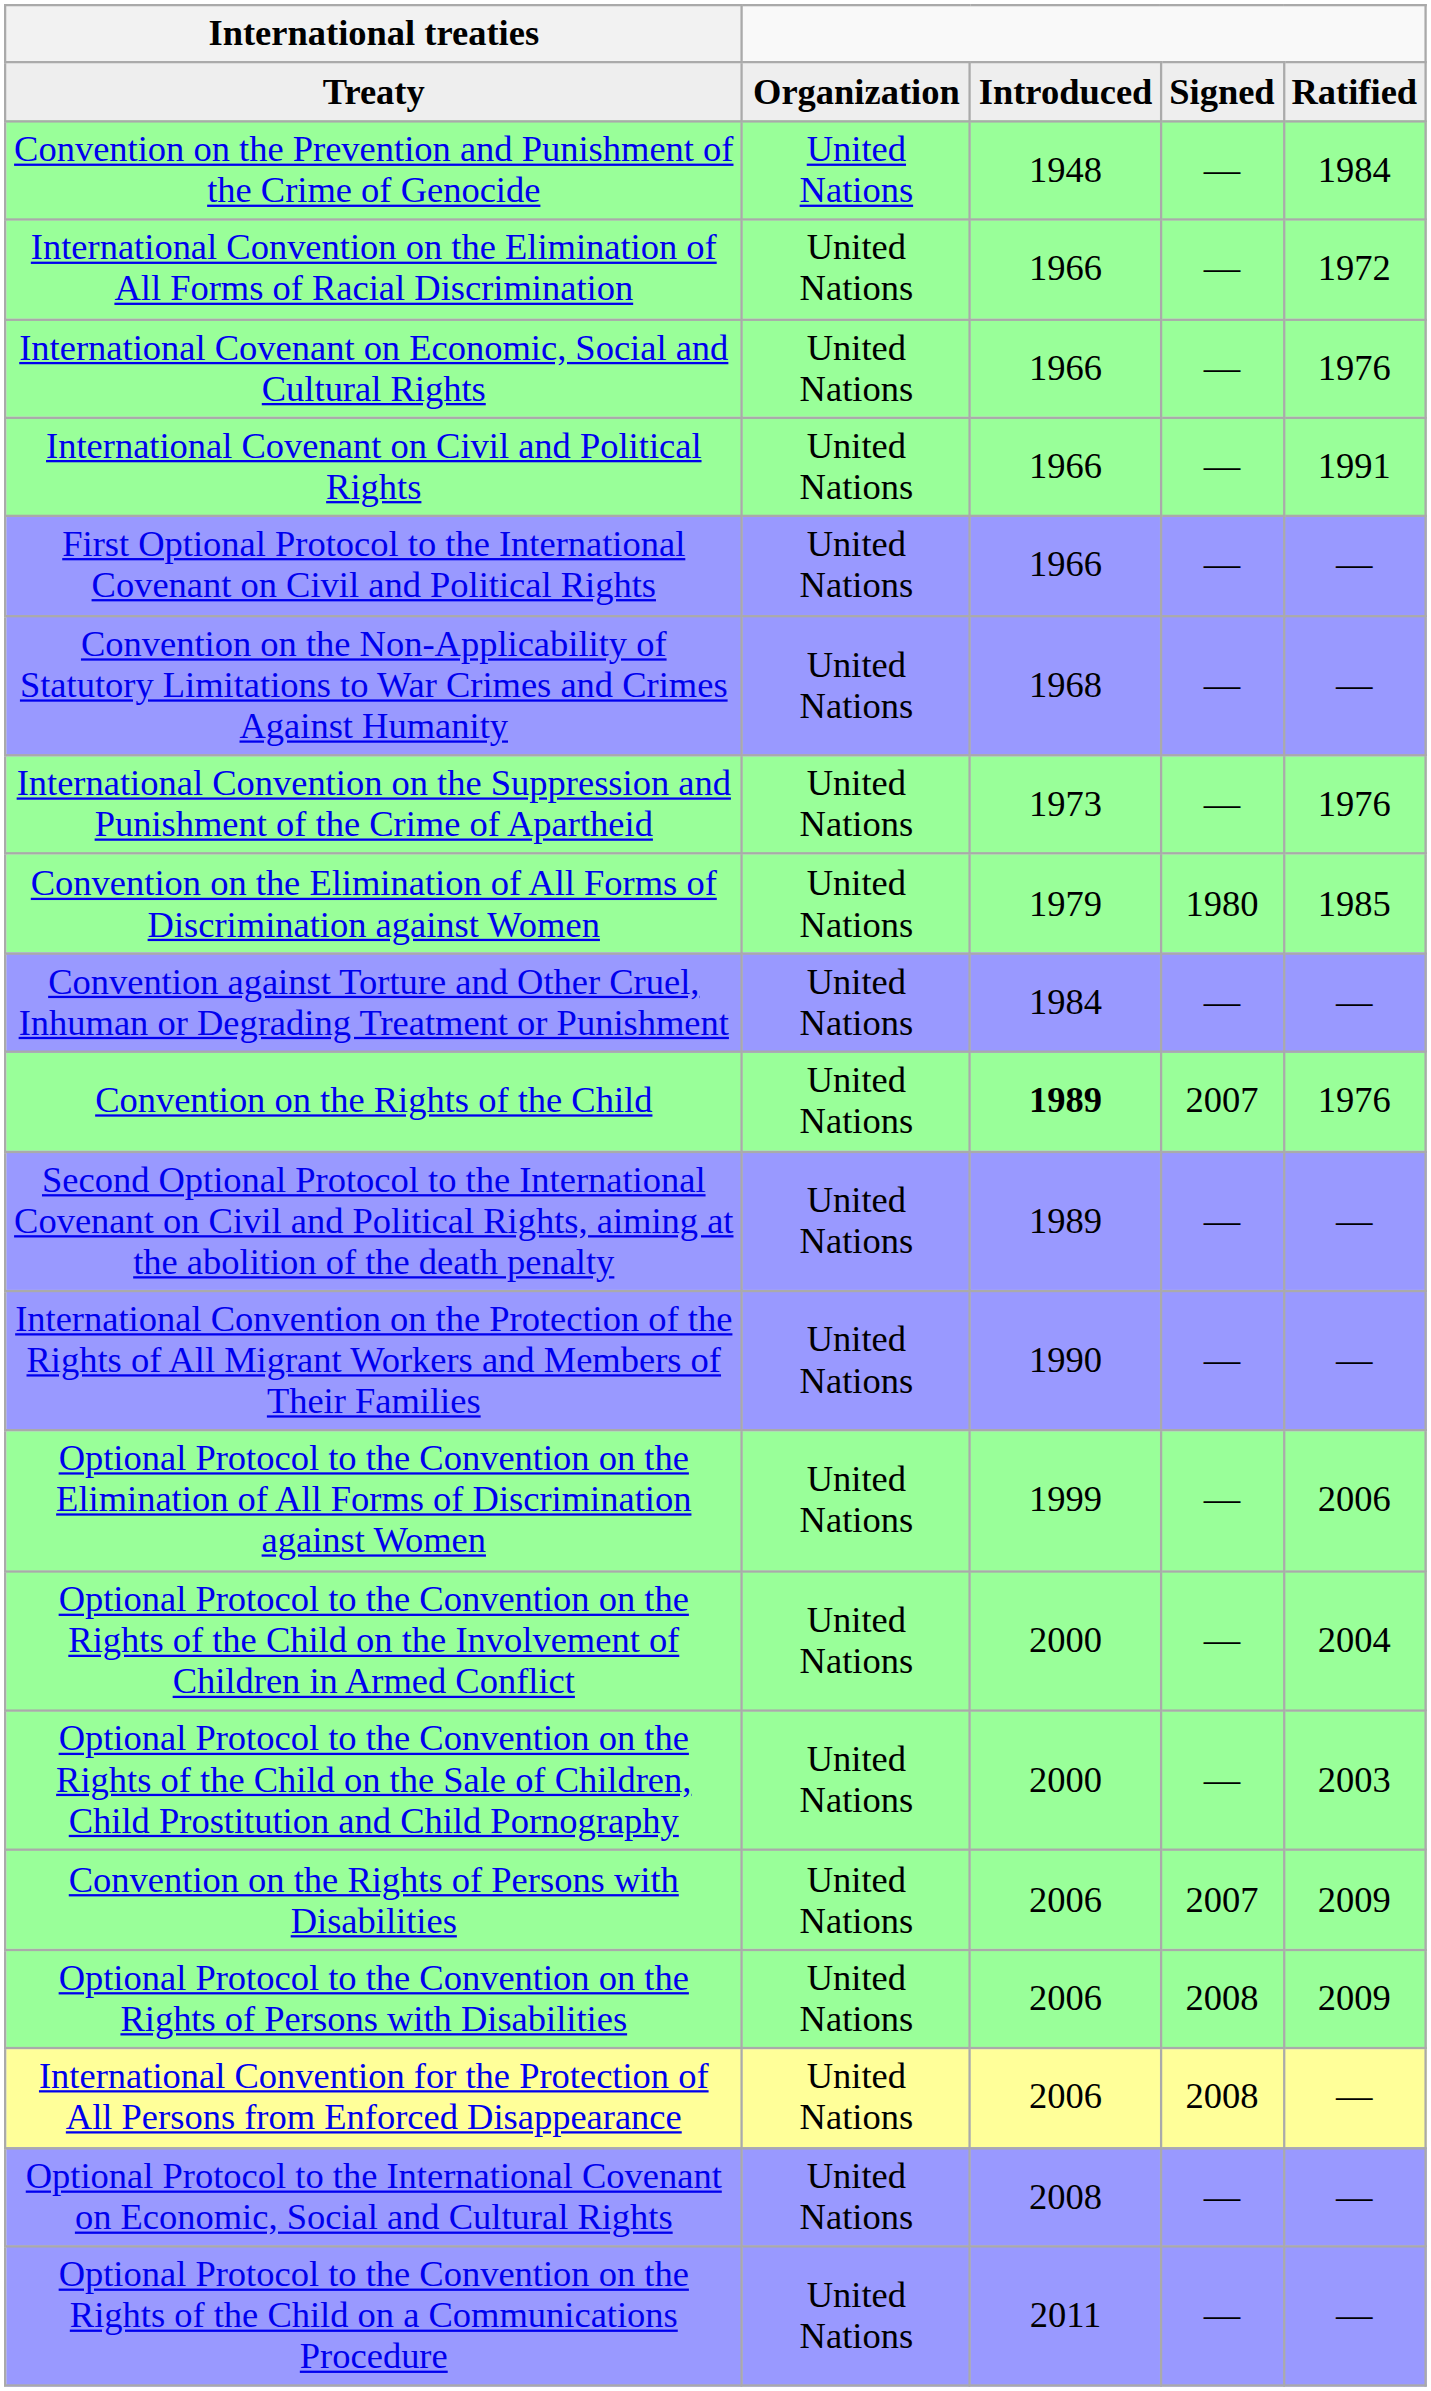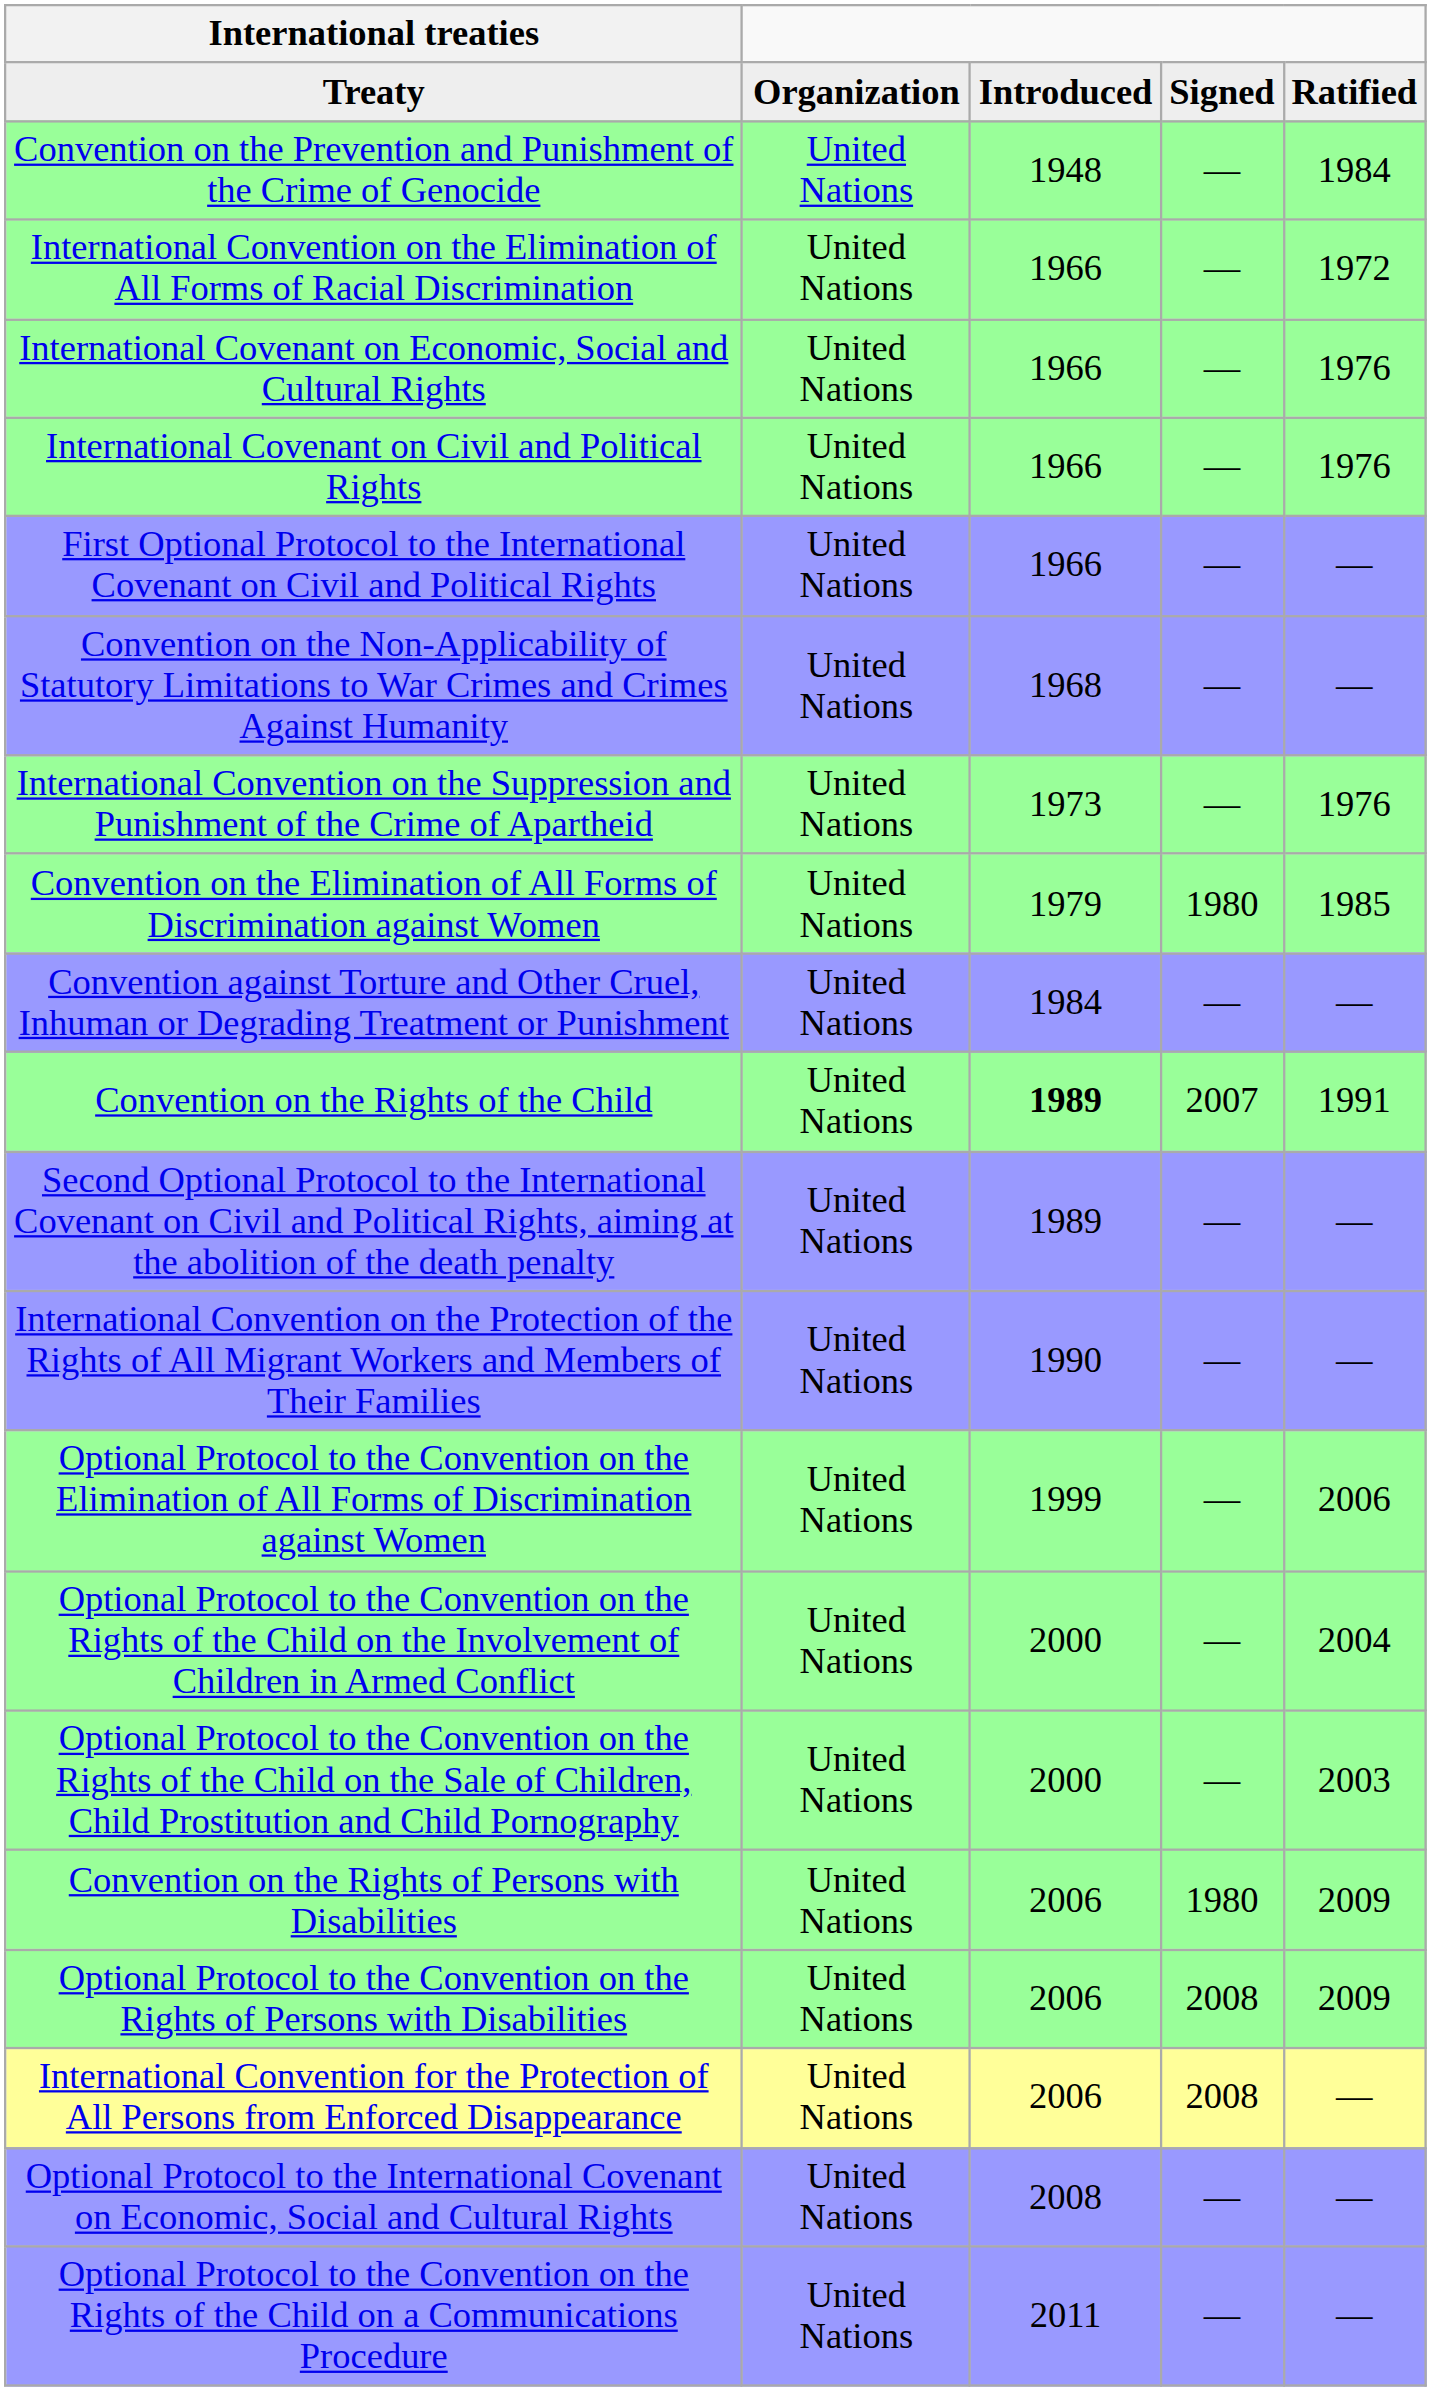(1354, 466) 1991 -> (1354, 466) 1976
(1354, 1100) 1976 -> (1354, 1100) 1991
(1222, 1899) 2007 -> (1222, 1899) 1980
